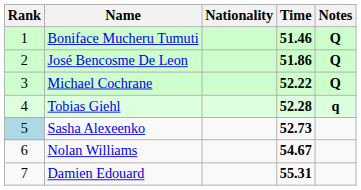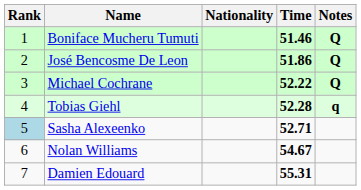(296, 128) 52.73 -> (296, 128) 52.71
